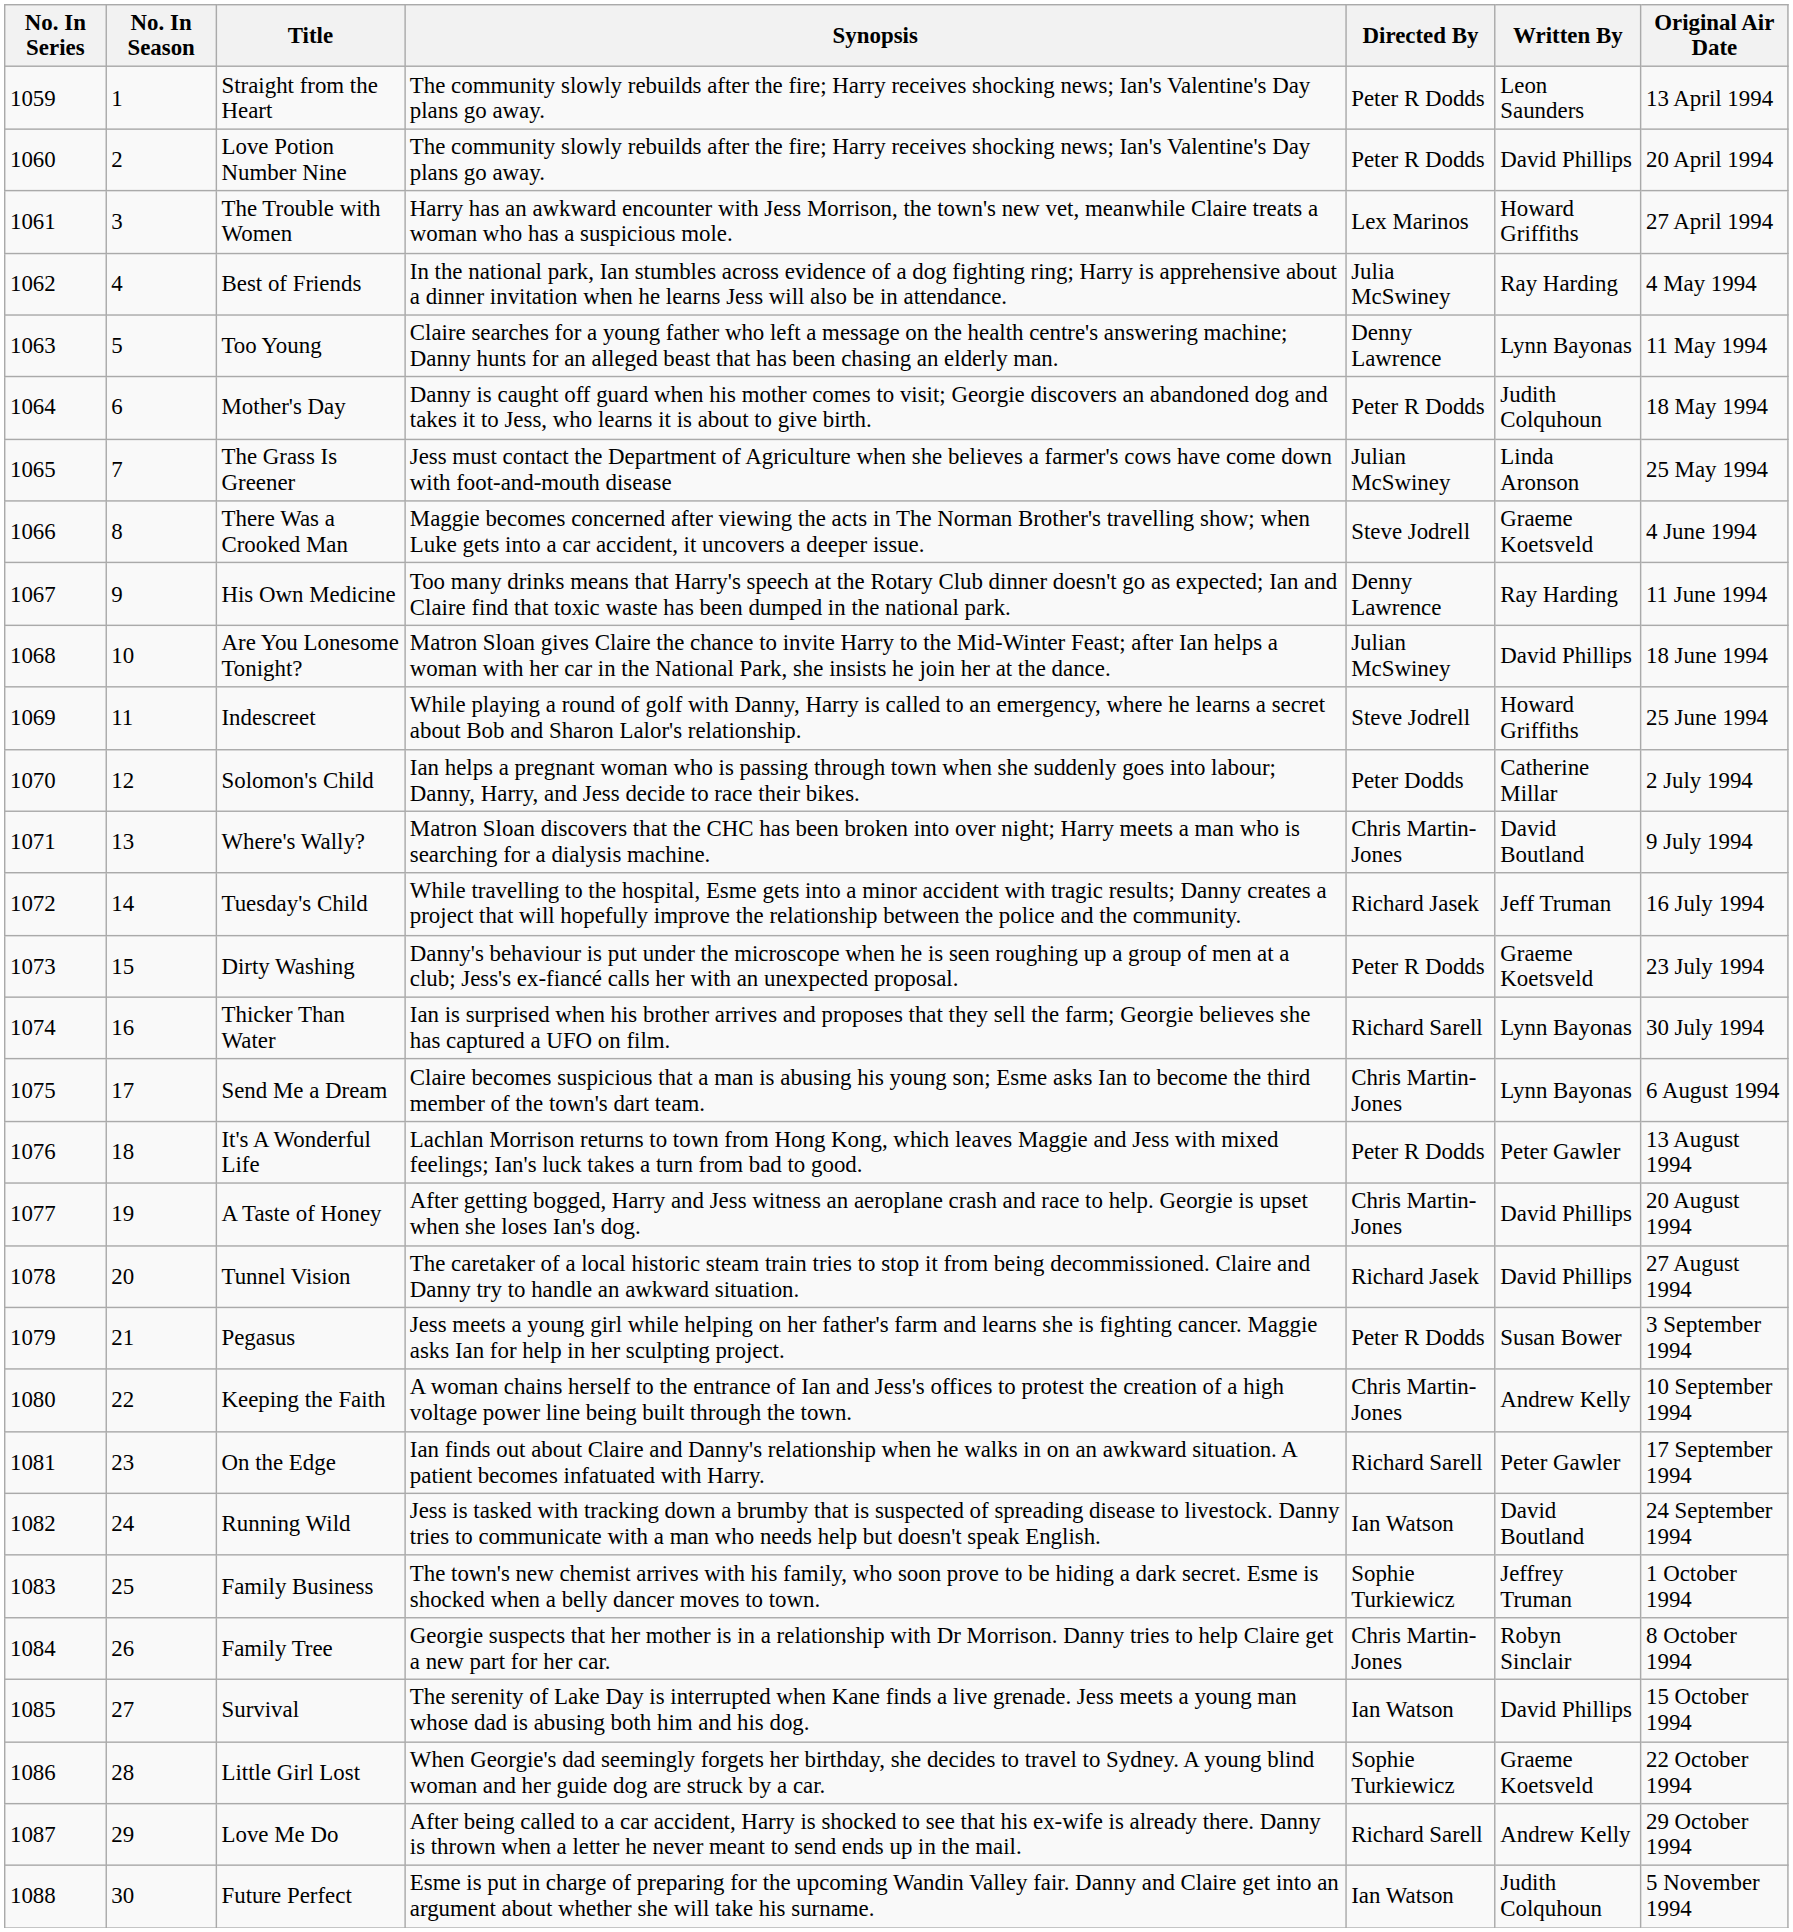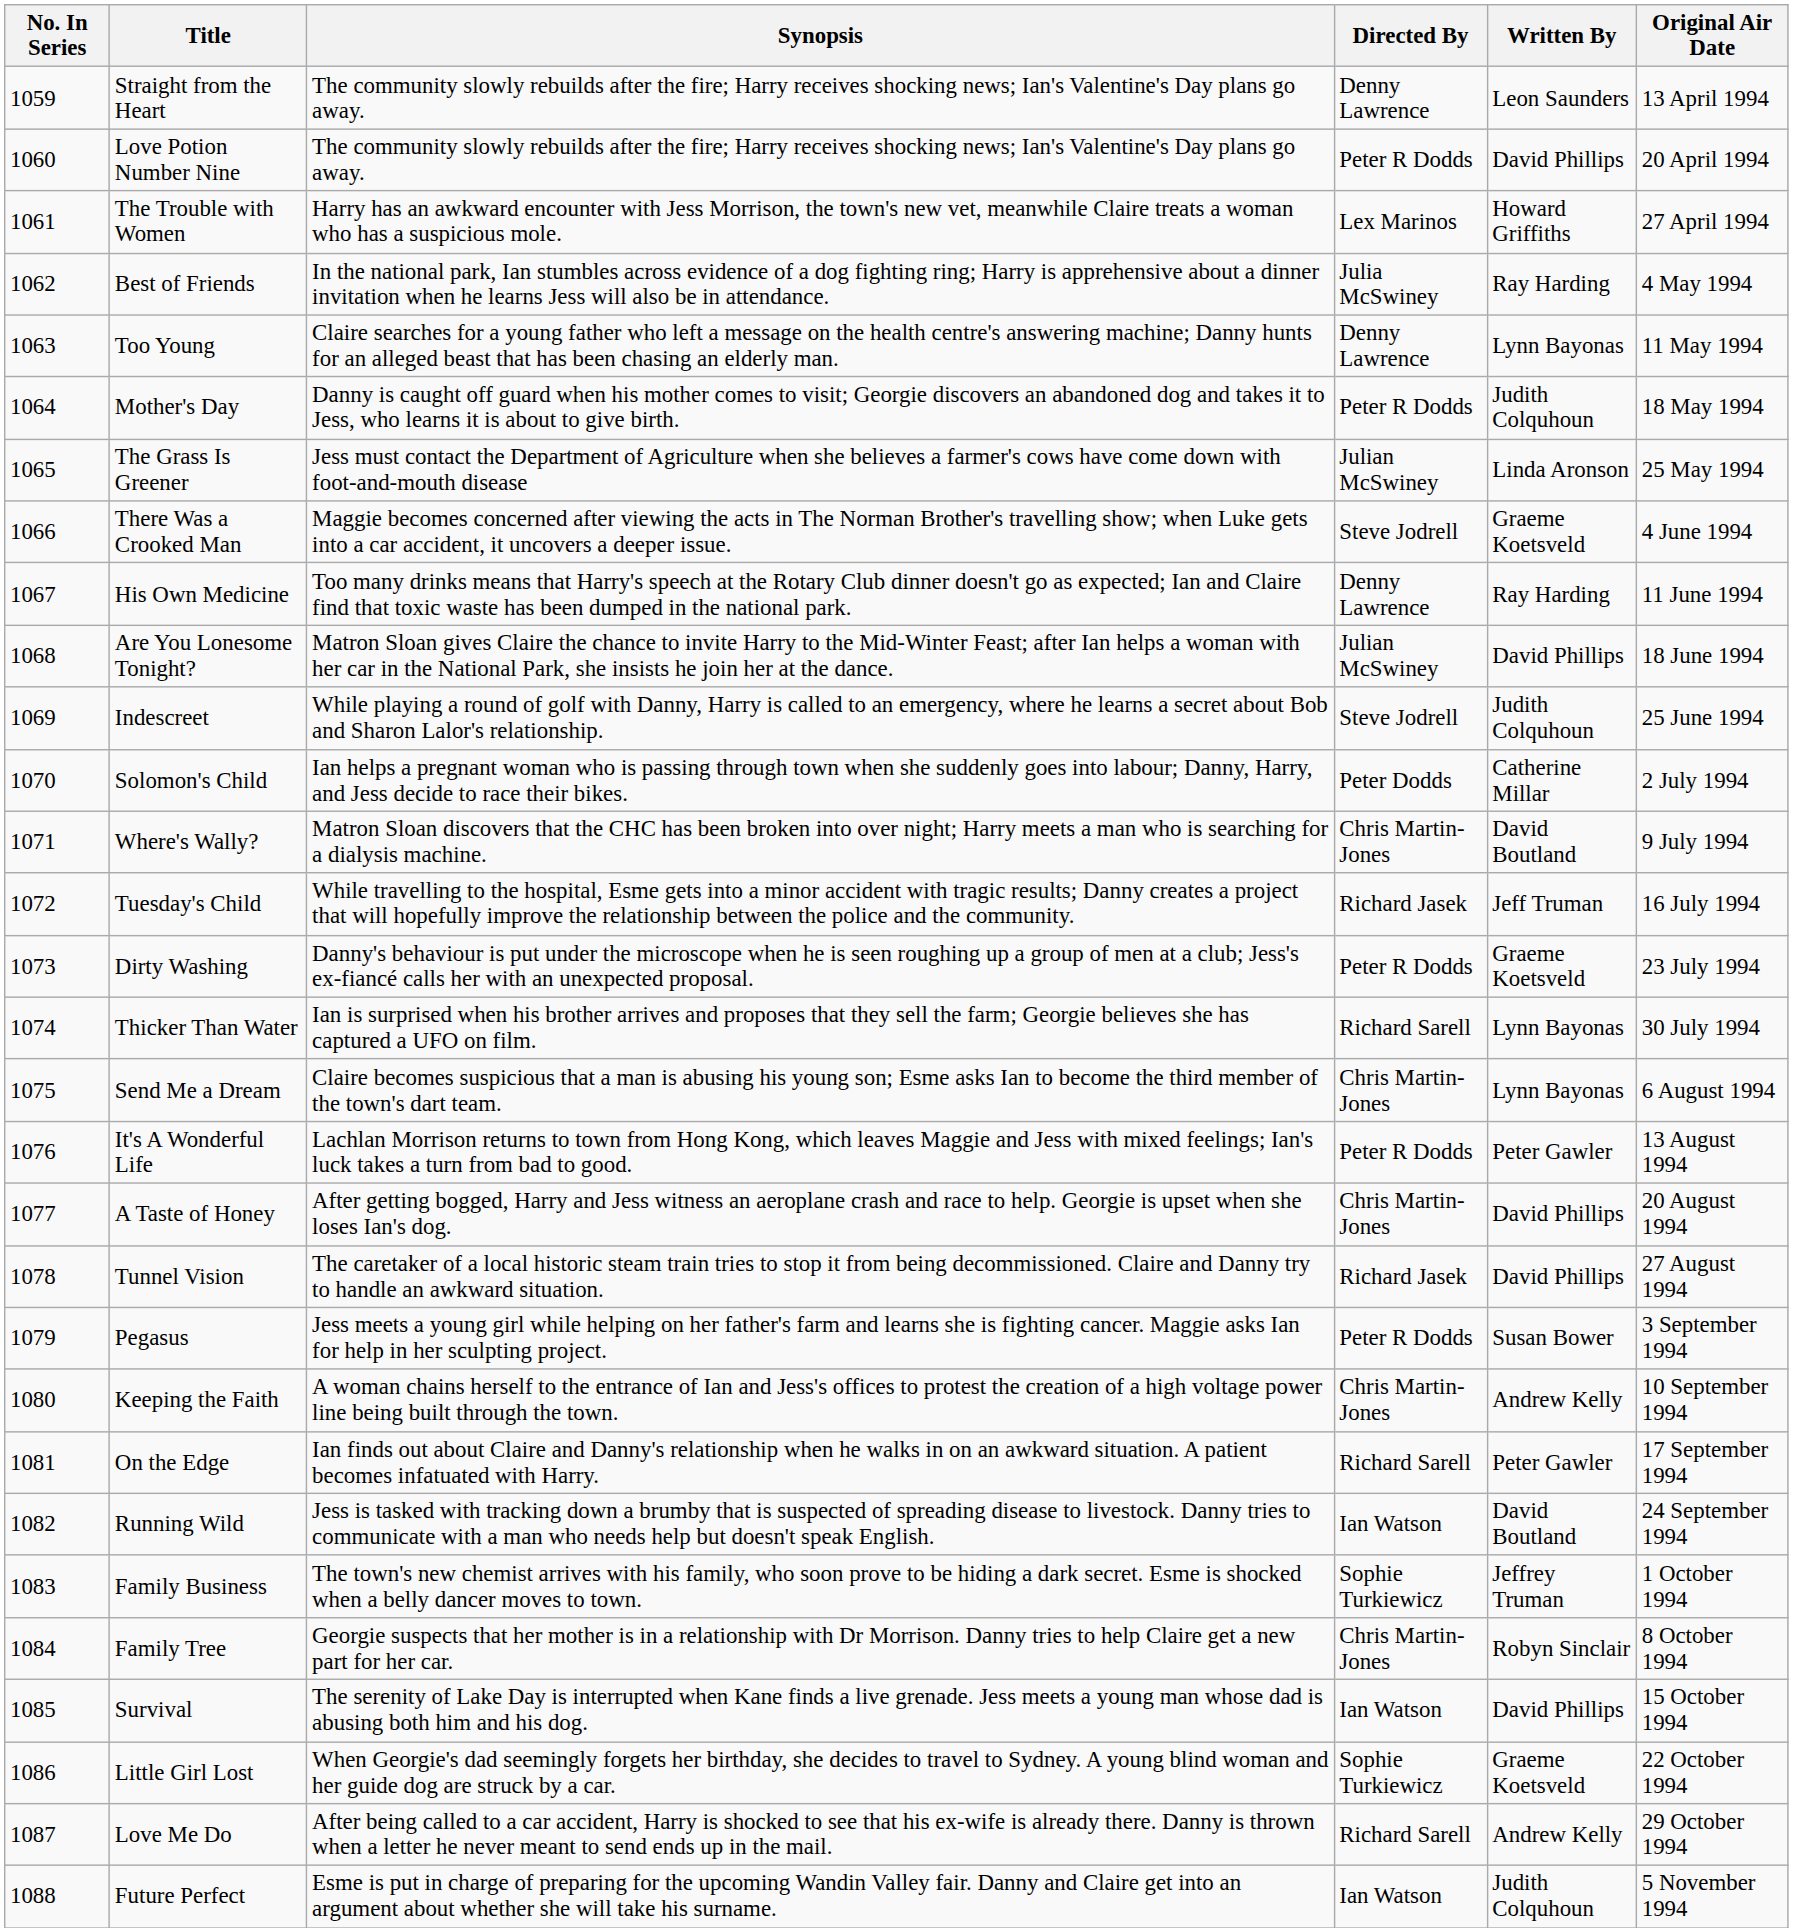- column: (161, 35)
(1418, 97) Peter R Dodds -> (1384, 97) Denny Lawrence
(1539, 717) Howard Griffiths -> (1543, 717) Judith Colquhoun
